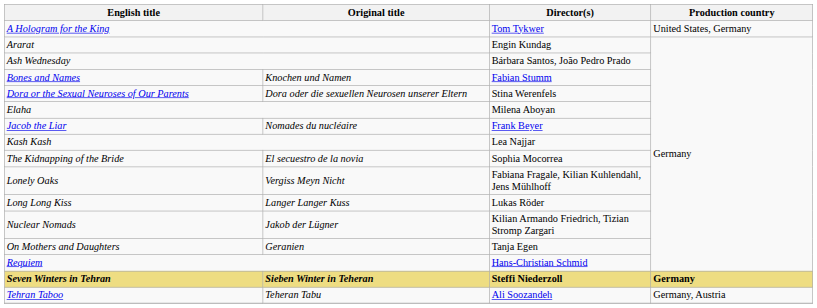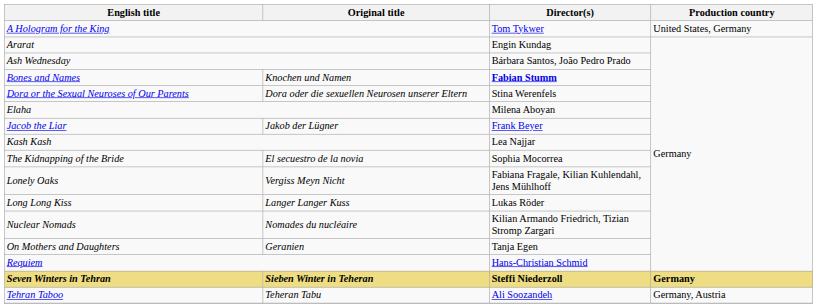(522, 77) normal -> (524, 77) bold
(311, 126) Nomades du nucléaire -> (302, 126) Jakob der Lügner
(302, 224) Jakob der Lügner -> (311, 224) Nomades du nucléaire
